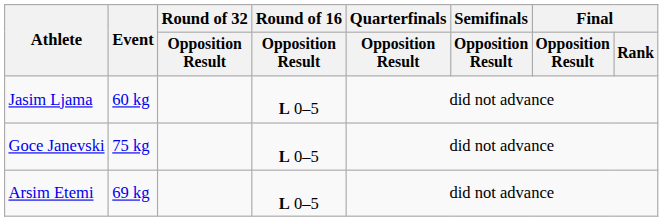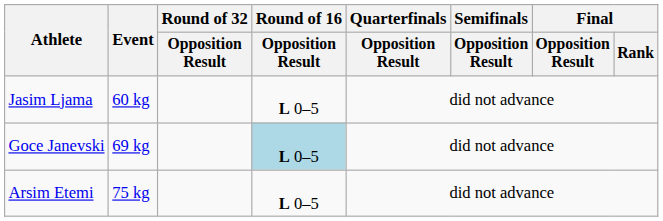(131, 146) 75 kg -> (131, 146) 69 kg
(299, 156) no background -> (299, 156) lightblue background
(131, 193) 69 kg -> (131, 193) 75 kg
